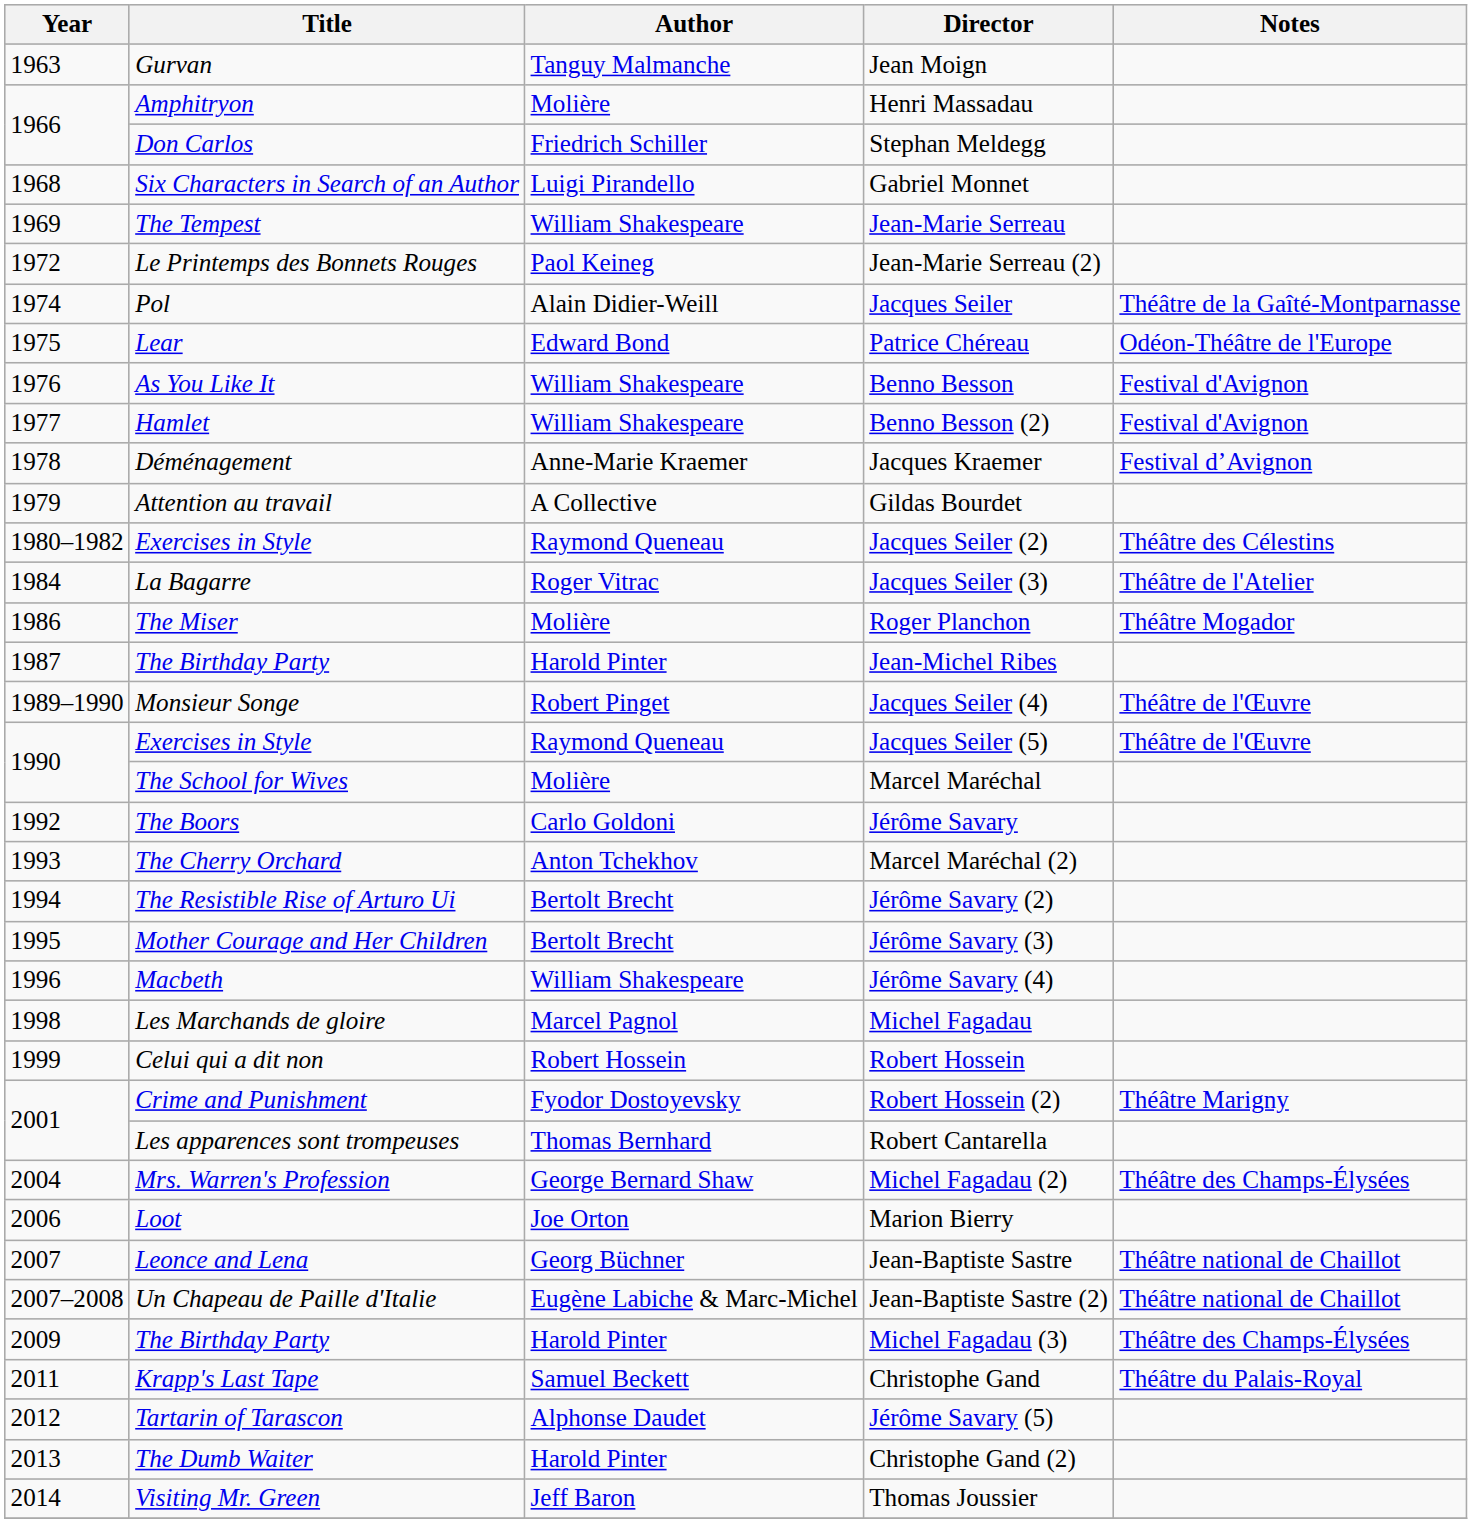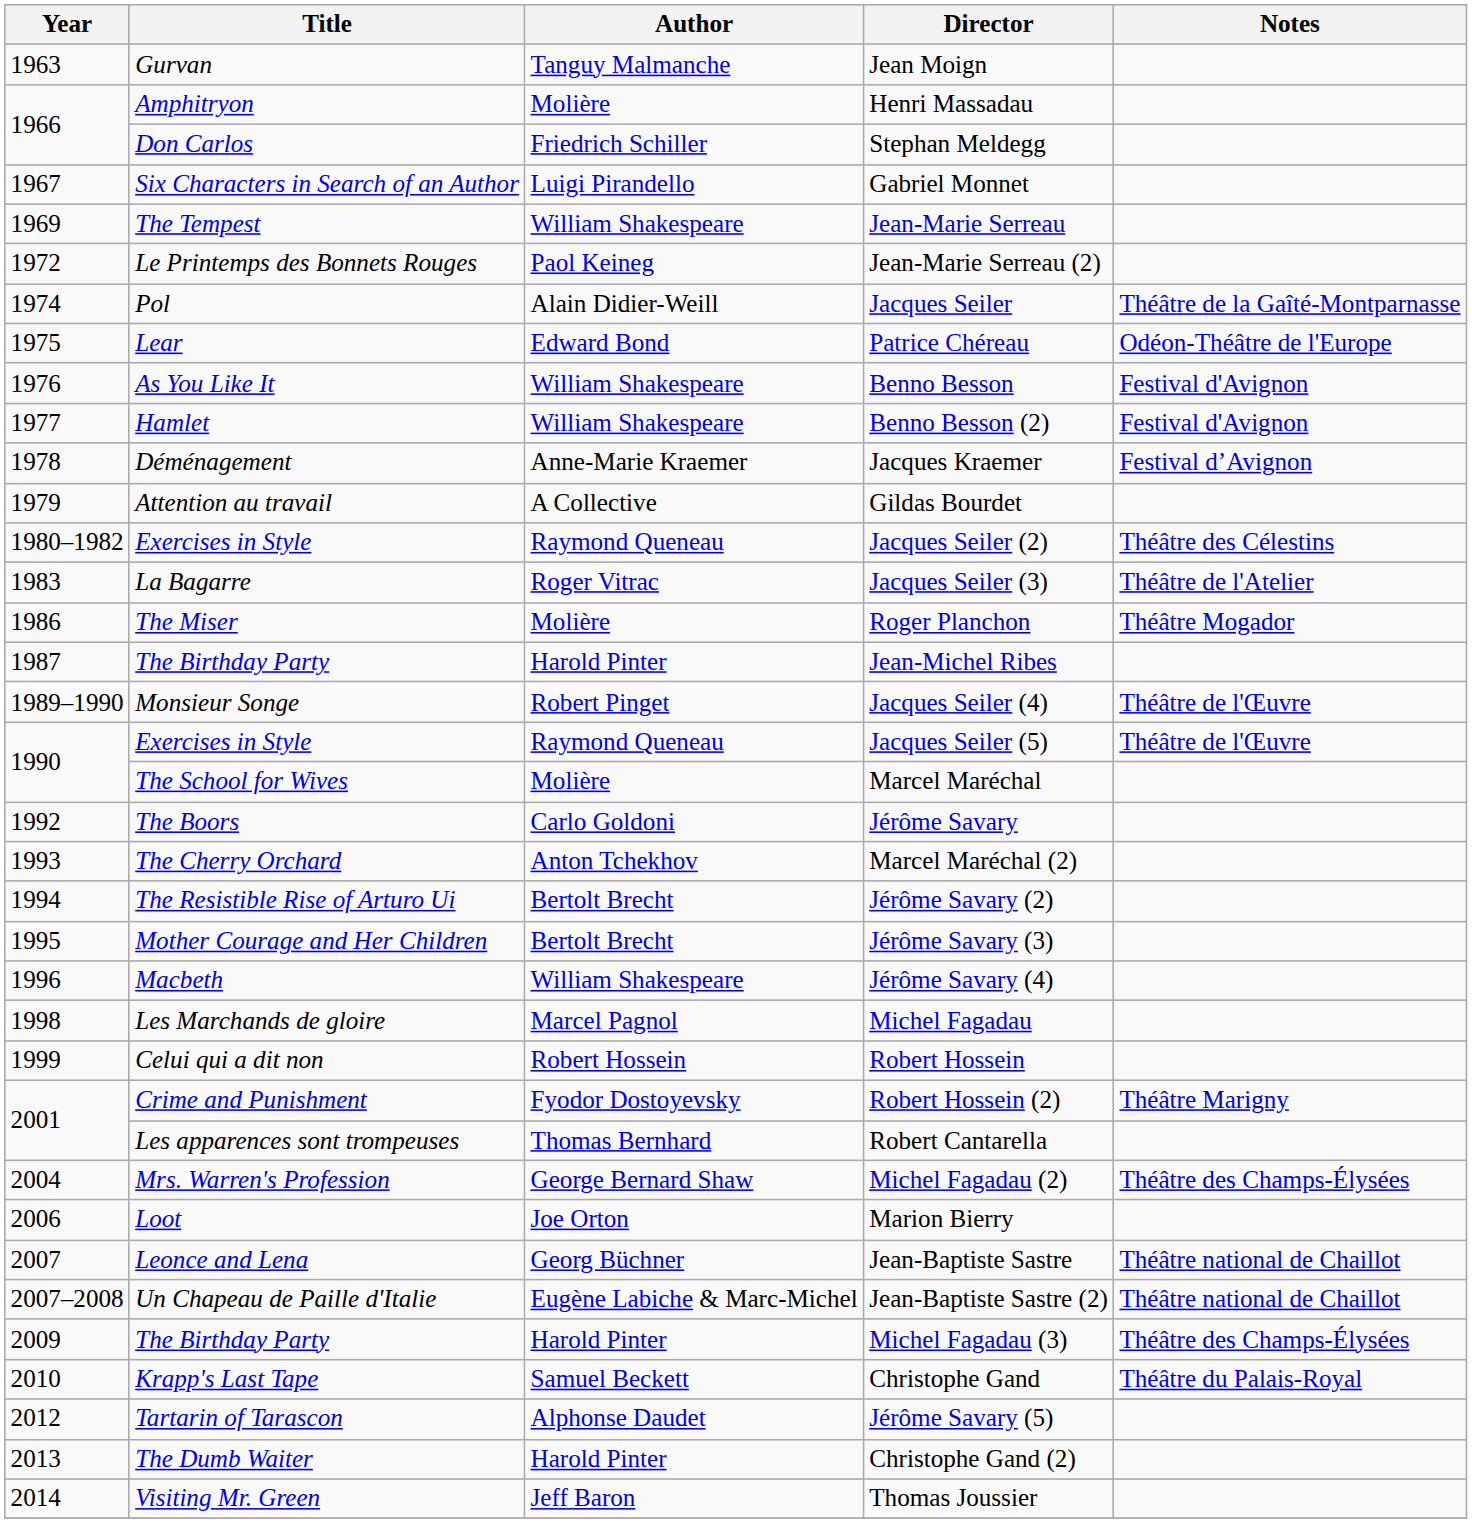(36, 183) 1968 -> (36, 183) 1967
(36, 582) 1984 -> (36, 582) 1983
(35, 1378) 2011 -> (36, 1378) 2010
